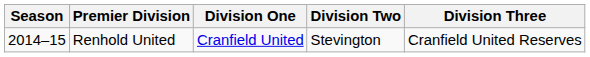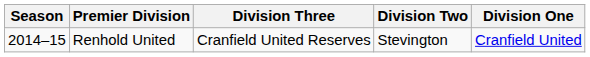columns swapped: (250, 16) <-> (495, 16)
